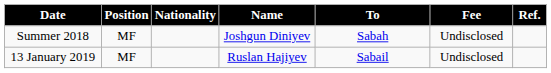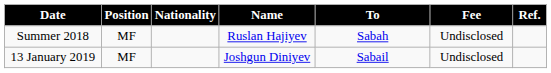(267, 36) Joshgun Diniyev -> (267, 36) Ruslan Hajiyev
(267, 57) Ruslan Hajiyev -> (267, 57) Joshgun Diniyev
